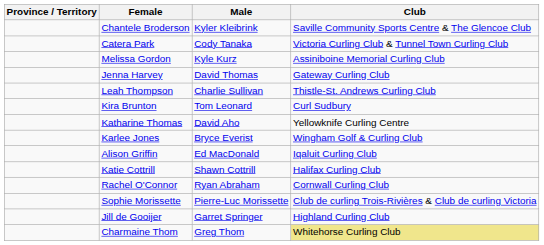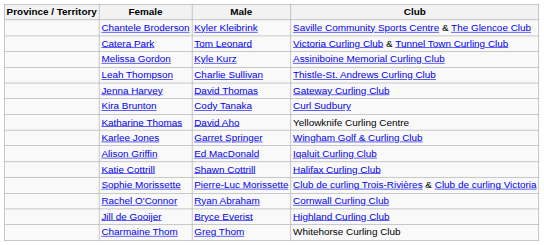(223, 43) Cody Tanaka -> (223, 43) Tom Leonard
rows swapped: (137, 91) <-> (132, 75)
(223, 106) Tom Leonard -> (223, 106) Cody Tanaka
(223, 138) Bryce Everist -> (228, 138) Garret Springer
rows swapped: (139, 185) <-> (141, 201)
(228, 216) Garret Springer -> (223, 216) Bryce Everist
(347, 232) khaki background -> (347, 232) no background
